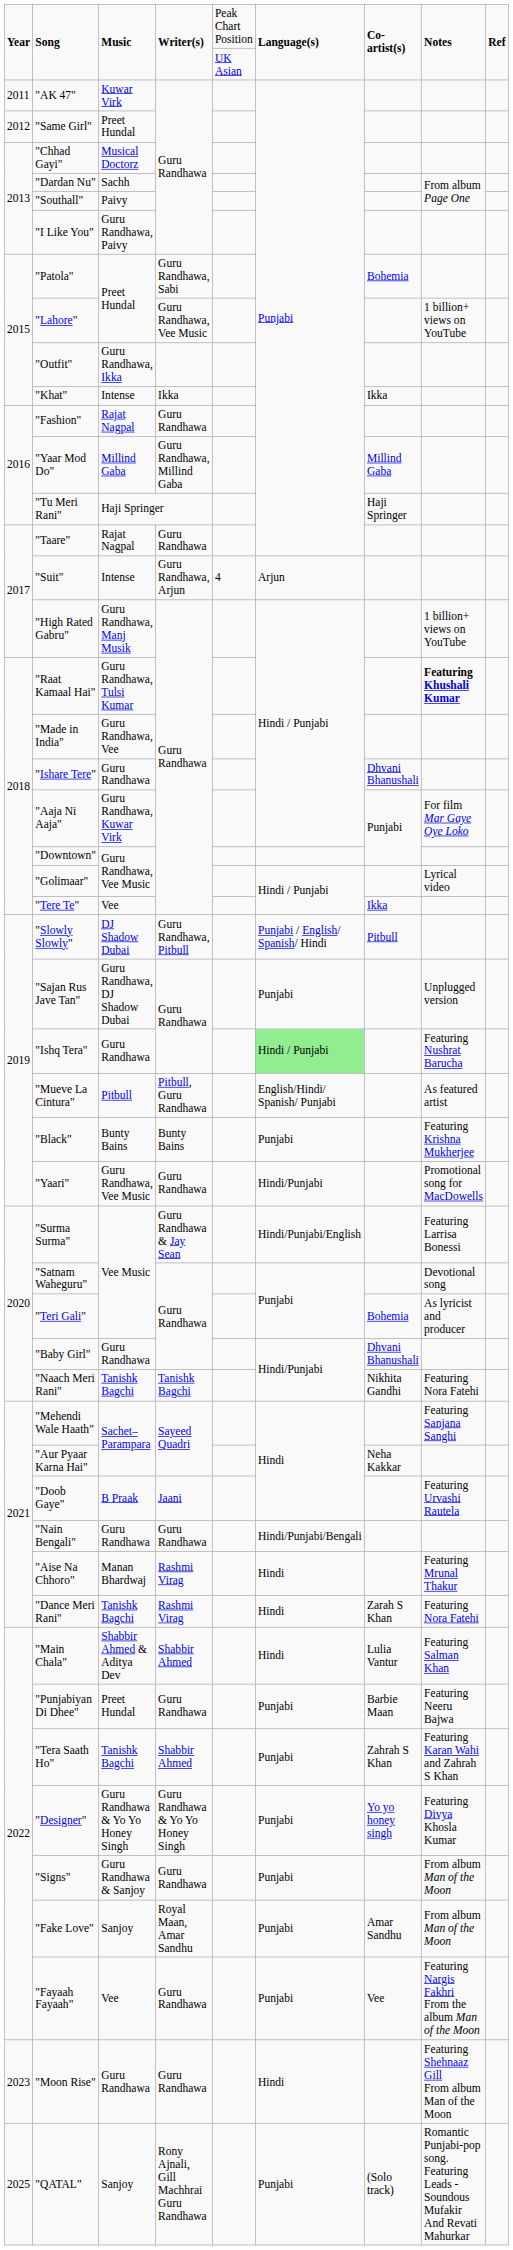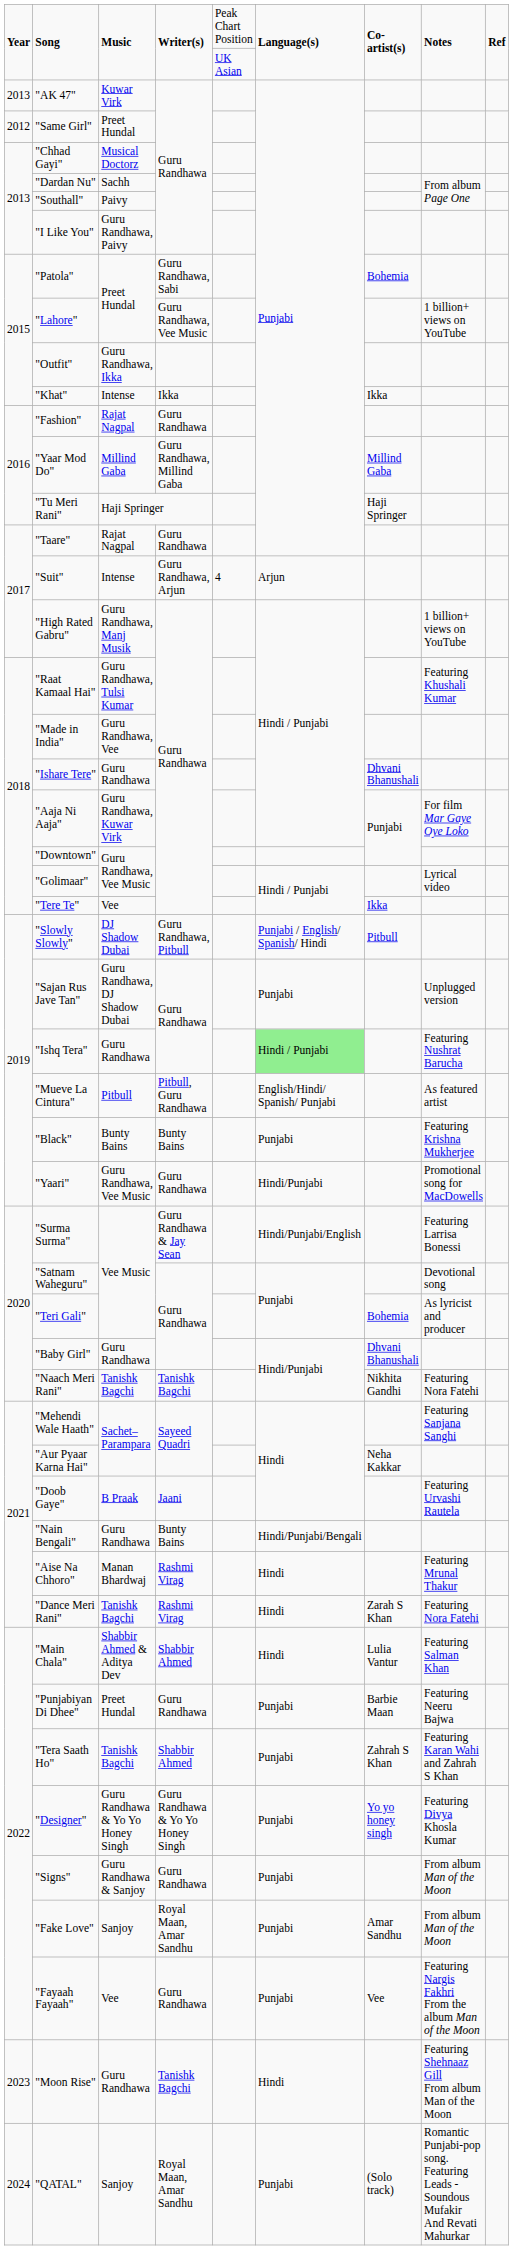(18, 95) 2011 -> (19, 95) 2013
(448, 685) bold -> (446, 685) normal
(182, 1536) Guru Randhawa -> (172, 1536) Bunty Bains
(182, 2081) Guru Randhawa -> (176, 2081) Tanishk Bagchi
(19, 2184) 2025 -> (19, 2184) 2024
(182, 2184) Rony Ajnali, Gill Machhrai Guru Randhawa -> (175, 2184) Royal Maan, Amar Sandhu
